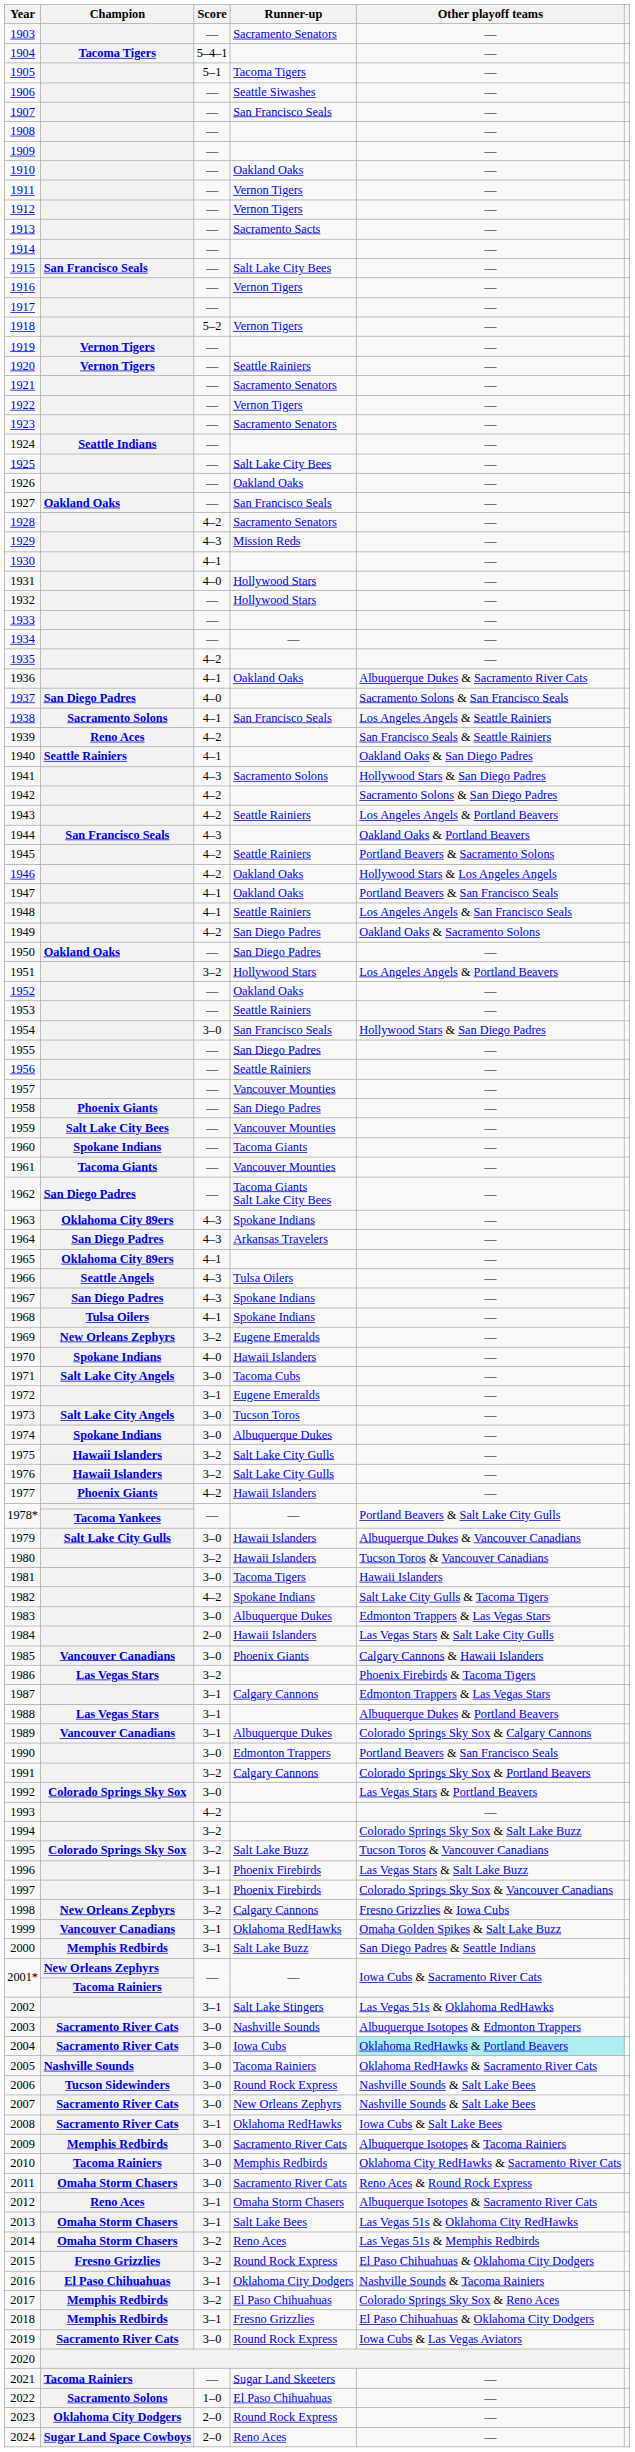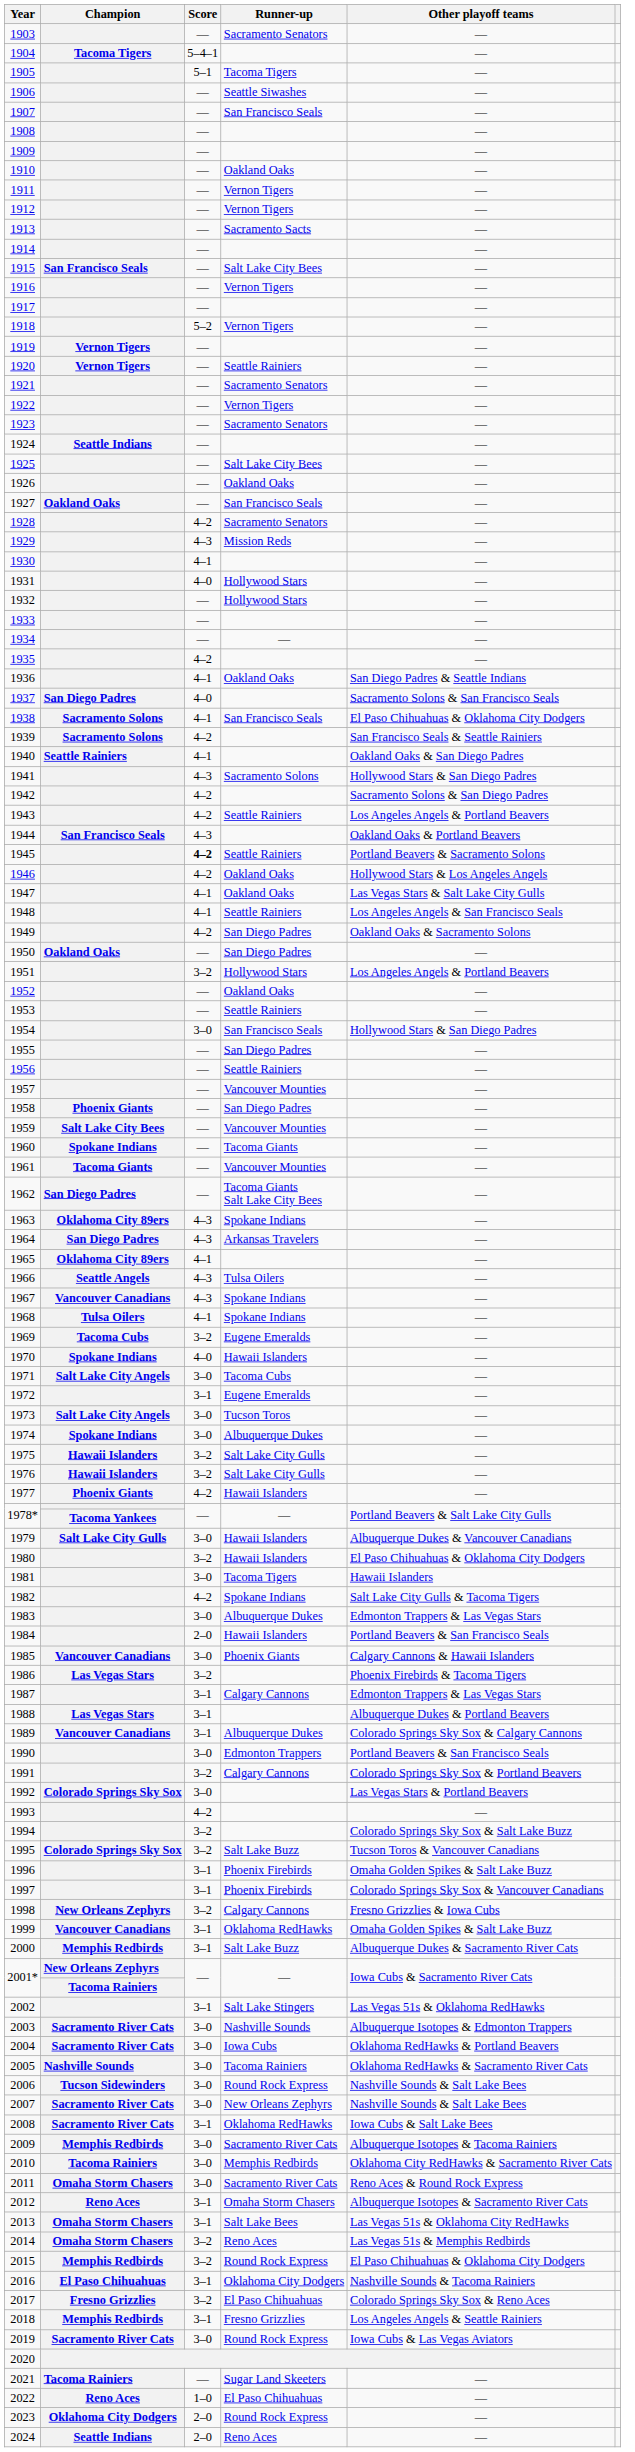(473, 678) Albuquerque Dukes & Sacramento River Cats -> (438, 678) San Diego Padres & Seattle Indians
(455, 717) Los Angeles Angels & Seattle Rainiers -> (467, 717) El Paso Chihuahuas & Oklahoma City Dodgers
(117, 737) Reno Aces -> (113, 737) Sacramento Solons
(212, 854) normal -> (203, 854) bold
(459, 893) Portland Beavers & San Francisco Seals -> (447, 893) Las Vegas Stars & Salt Lake City Gulls
(117, 1298) San Diego Padres -> (113, 1298) Vancouver Canadians
(117, 1337) New Orleans Zephyrs -> (113, 1337) Tacoma Cubs
(454, 1557) Tucson Toros & Vancouver Canadians -> (467, 1557) El Paso Chihuahuas & Oklahoma City Dodgers
(457, 1635) Las Vegas Stars & Salt Lake City Gulls -> (449, 1635) Portland Beavers & San Francisco Seals
(444, 1870) Las Vegas Stars & Salt Lake Buzz -> (451, 1870) Omaha Golden Spikes & Salt Lake Buzz
(447, 1948) San Diego Padres & Seattle Indians -> (464, 1948) Albuquerque Dukes & Sacramento River Cats
(464, 2046) paleturquoise background -> (454, 2046) no background
(117, 2261) Fresno Grizzlies -> (113, 2261) Memphis Redbirds
(117, 2300) Memphis Redbirds -> (113, 2300) Fresno Grizzlies
(477, 2319) El Paso Chihuahuas & Oklahoma City Dodgers -> (446, 2319) Los Angeles Angels & Seattle Rainiers
(117, 2397) Sacramento Solons -> (113, 2397) Reno Aces
(117, 2437) Sugar Land Space Cowboys -> (113, 2437) Seattle Indians
